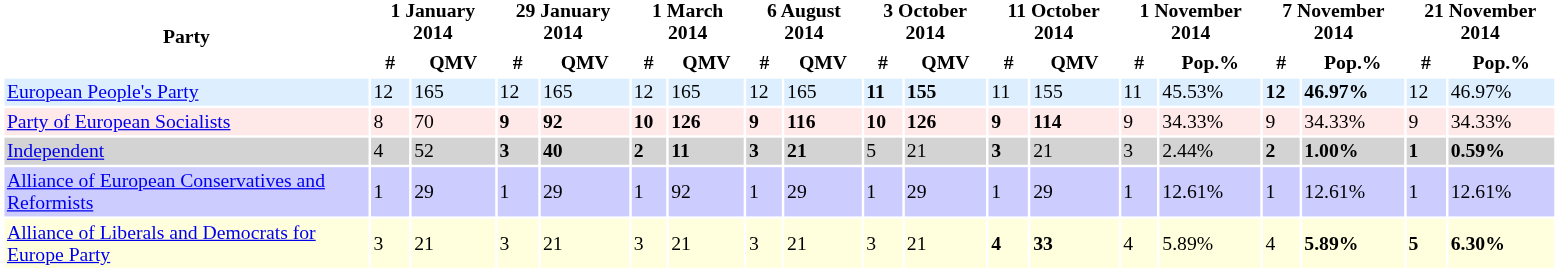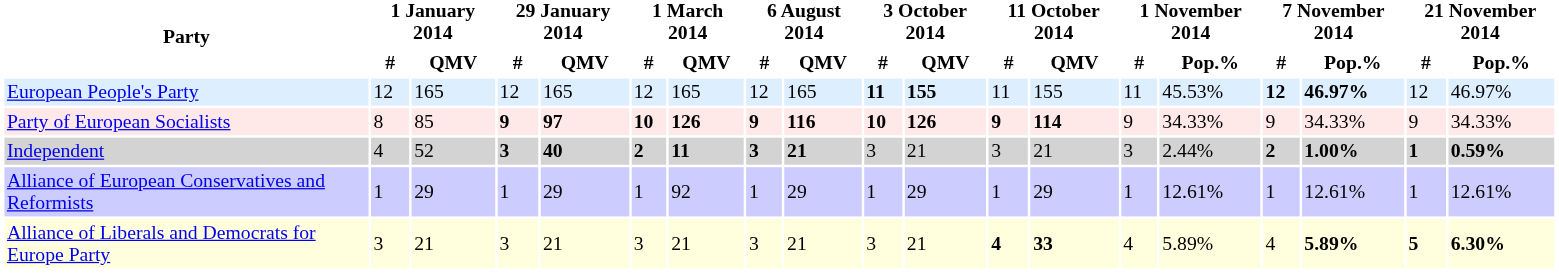(424, 121) 70 -> (424, 121) 85
(553, 121) 92 -> (553, 121) 97
(871, 151) 5 -> (871, 151) 3
(996, 151) bold -> (996, 151) normal
